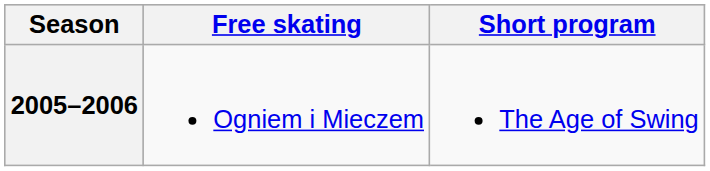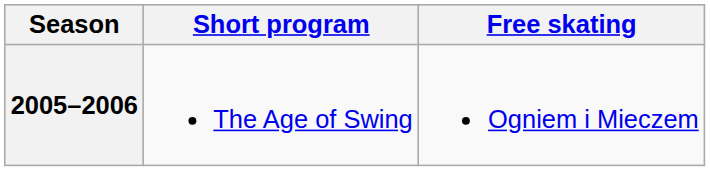columns swapped: (567, 24) <-> (287, 24)
